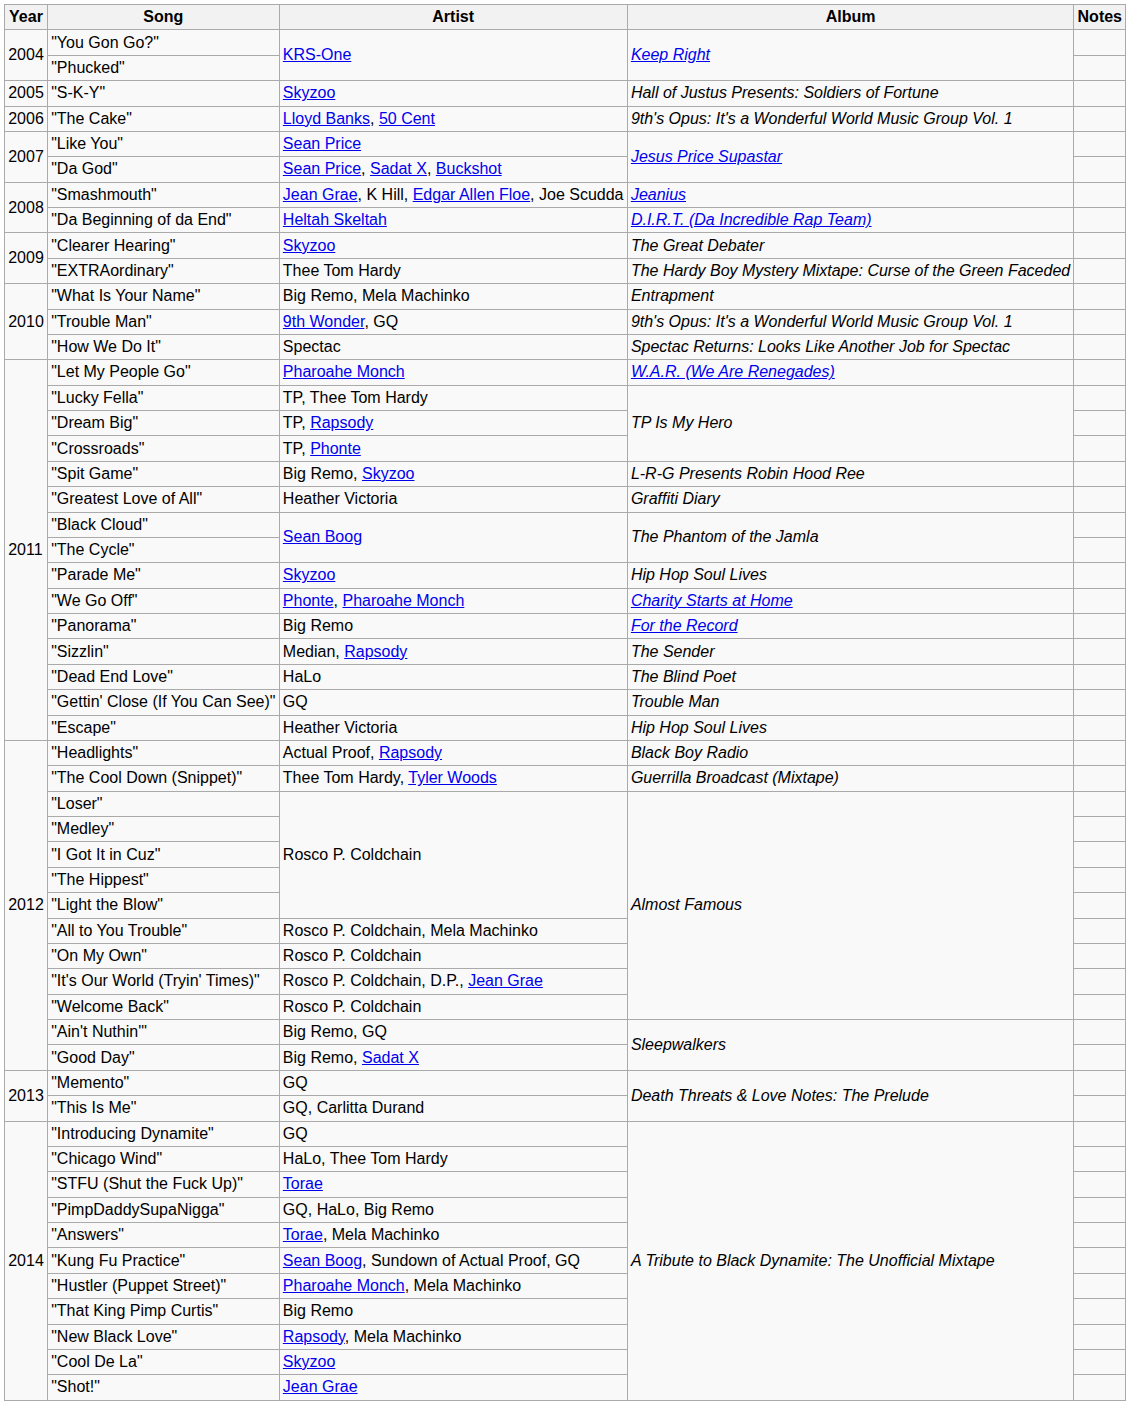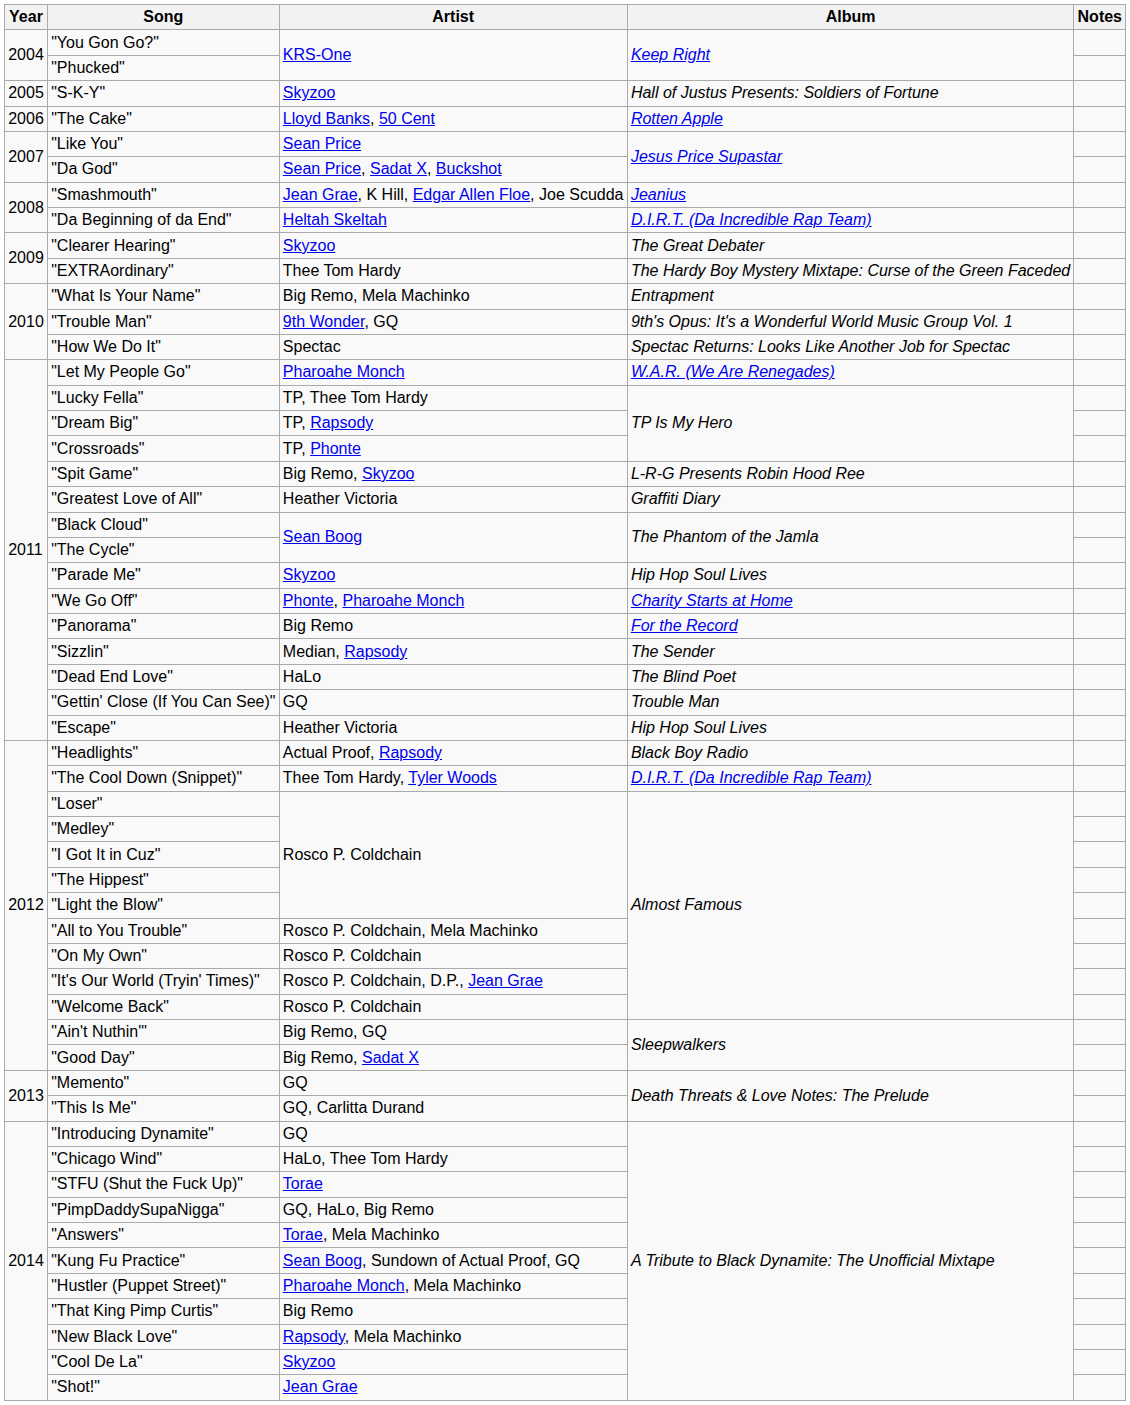(822, 118) 9th's Opus: It's a Wonderful World Music Group Vol. 1 -> (677, 118) Rotten Apple
(735, 778) Guerrilla Broadcast (Mixtape) -> (751, 778) D.I.R.T. (Da Incredible Rap Team)
